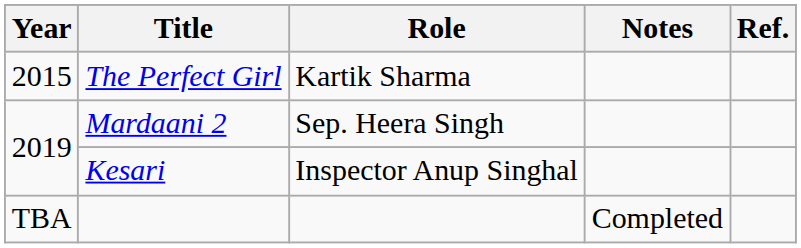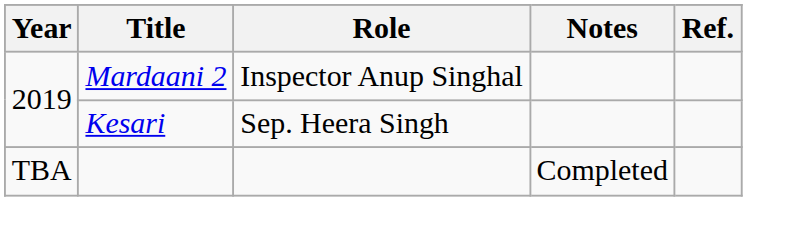- row: (184, 75)
(400, 123) Sep. Heera Singh -> (382, 75) Inspector Anup Singhal
(437, 170) Inspector Anup Singhal -> (345, 123) Sep. Heera Singh
